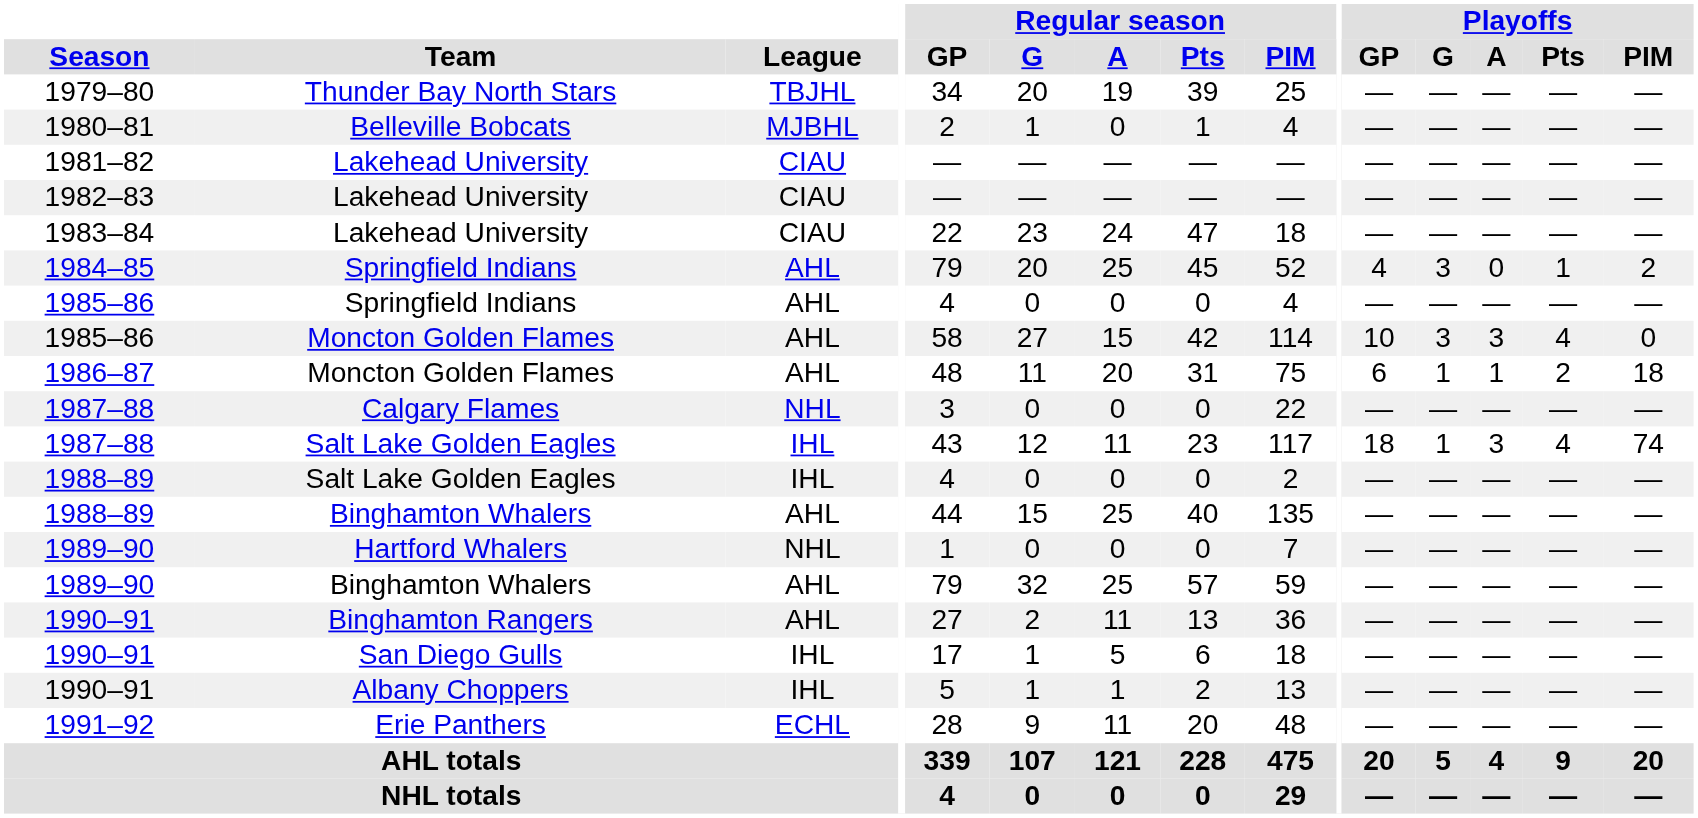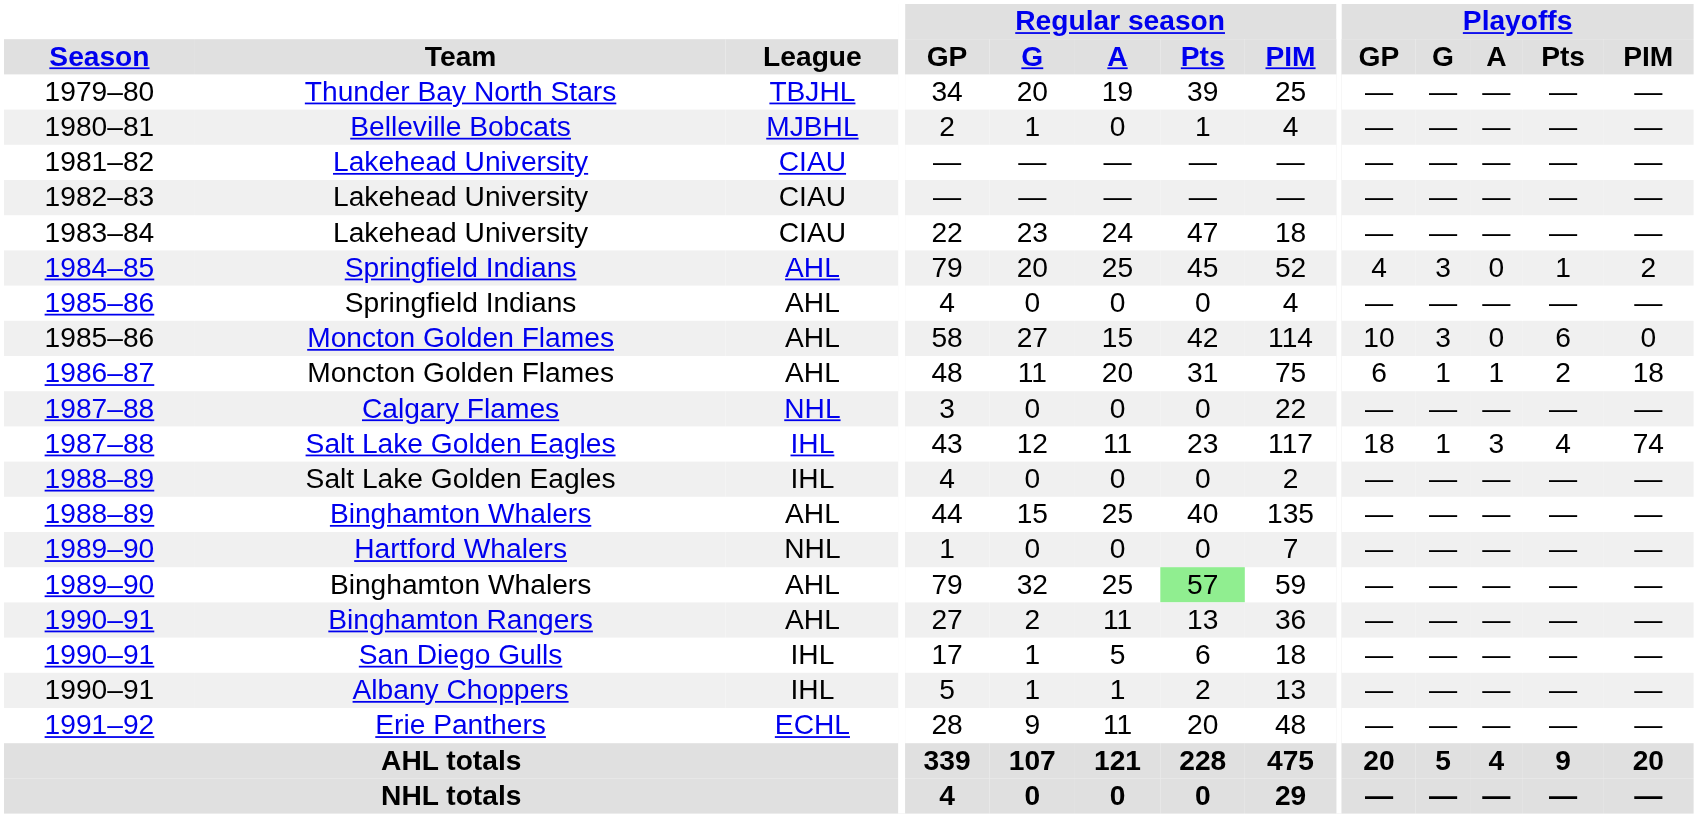(1496, 338) 3 -> (1496, 338) 0
(1563, 338) 4 -> (1563, 338) 6
(1203, 584) no background -> (1203, 584) lightgreen background
